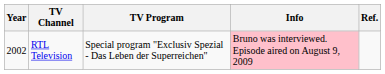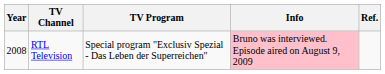(17, 50) 2002 -> (17, 50) 2008
